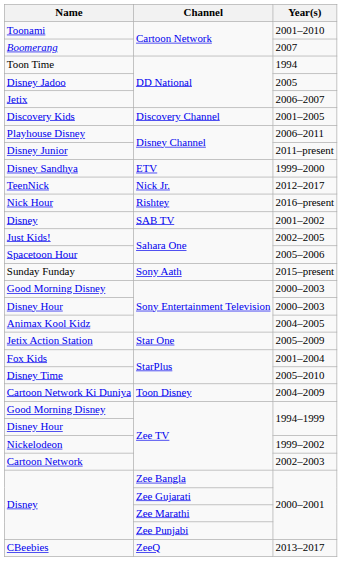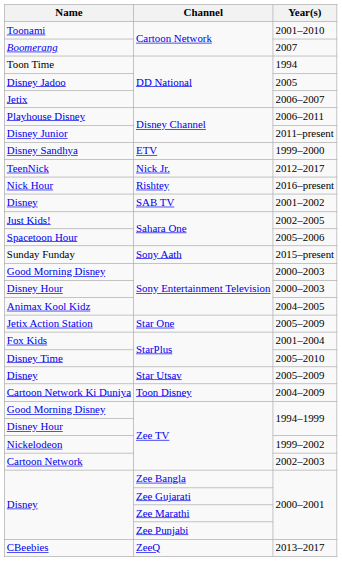- row: (178, 116)
+ row: (159, 375)
